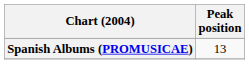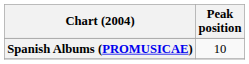(220, 48) 13 -> (220, 48) 10
